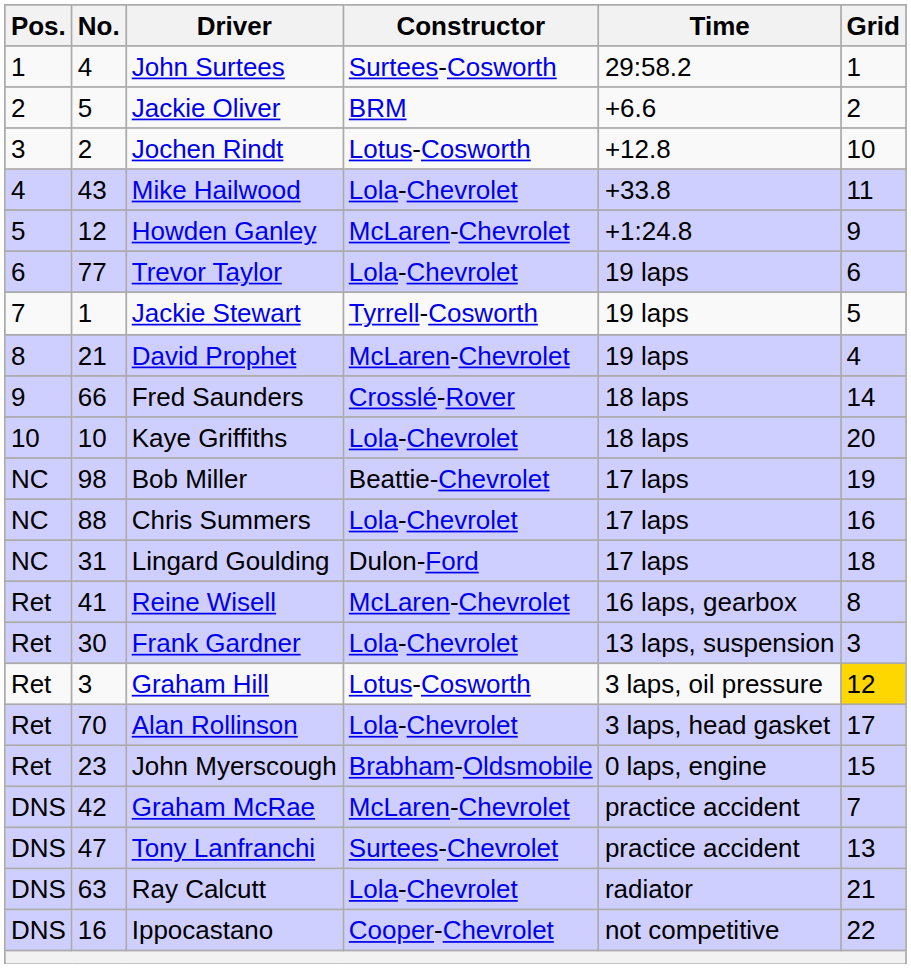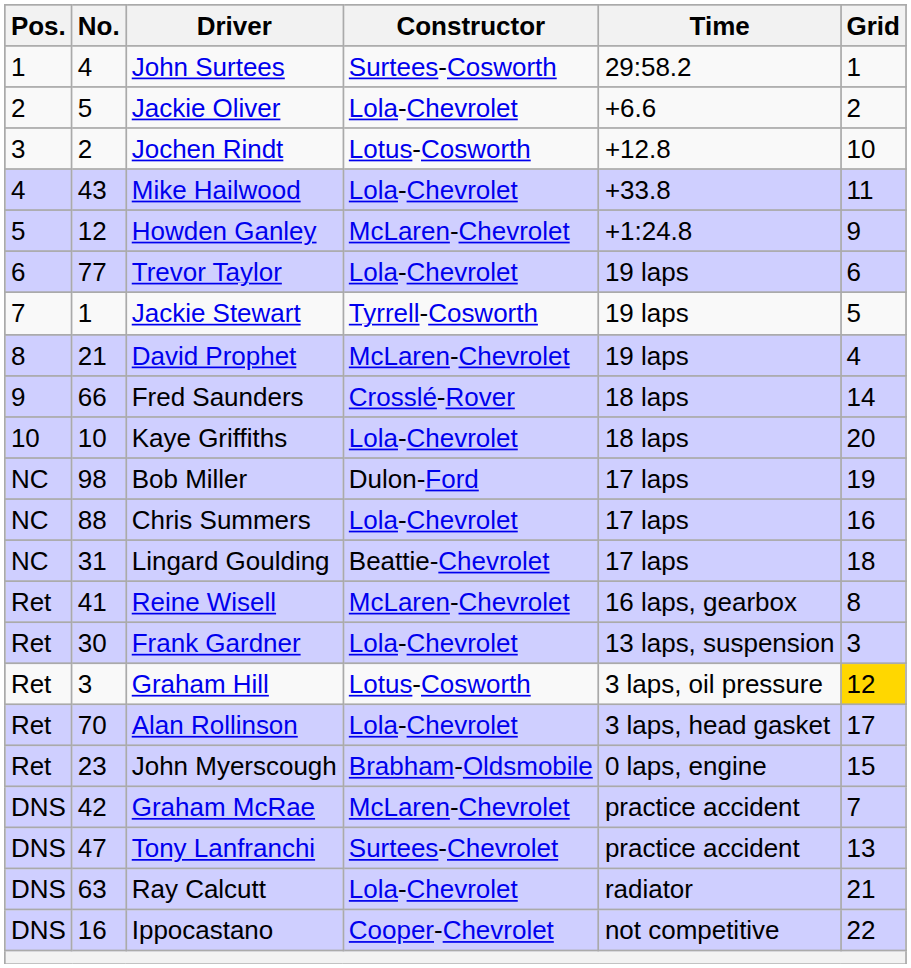(378, 108) BRM -> (433, 108) Lola-Chevrolet
(449, 478) Beattie-Chevrolet -> (414, 478) Dulon-Ford
(414, 561) Dulon-Ford -> (449, 561) Beattie-Chevrolet
